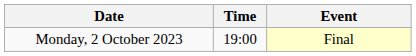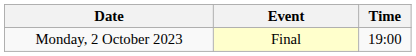columns swapped: (240, 16) <-> (339, 16)
